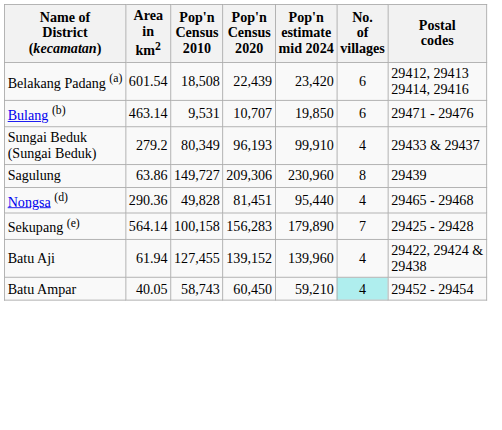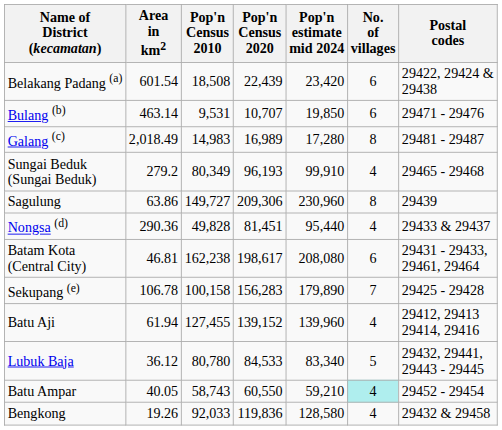(430, 81) 29412, 29413 29414, 29416 -> (448, 81) 29422, 29424 & 29438
+ row: (36, 139)
(435, 145) 29433 & 29437 -> (443, 171) 29465 - 29468
(432, 200) 29465 - 29468 -> (446, 226) 29433 & 29437
+ row: (47, 258)
(148, 226) 564.14 -> (159, 290) 106.78
(437, 258) 29422, 29424 & 29438 -> (441, 322) 29412, 29413 29414, 29416
+ row: (41, 360)
(253, 288) 60,450 -> (263, 391) 60,550
+ row: (37, 413)
